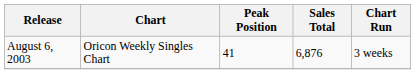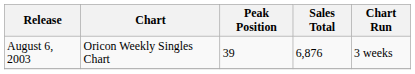(229, 52) 41 -> (229, 52) 39
